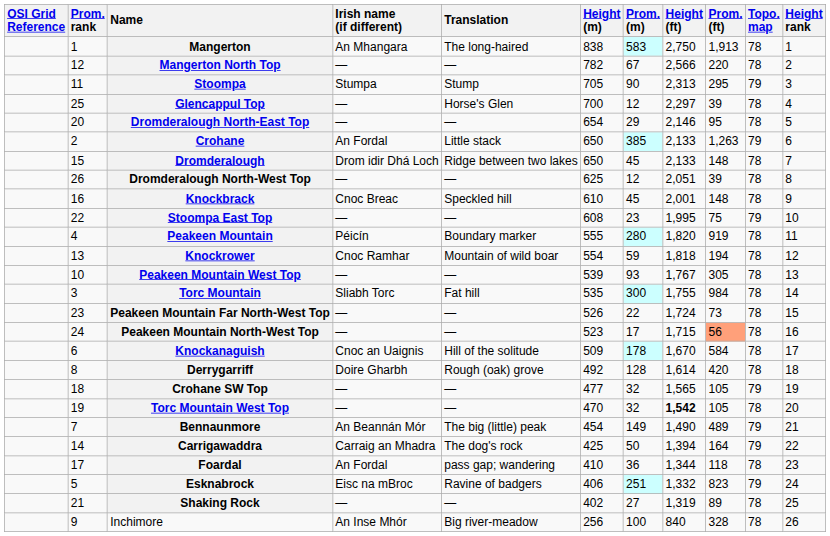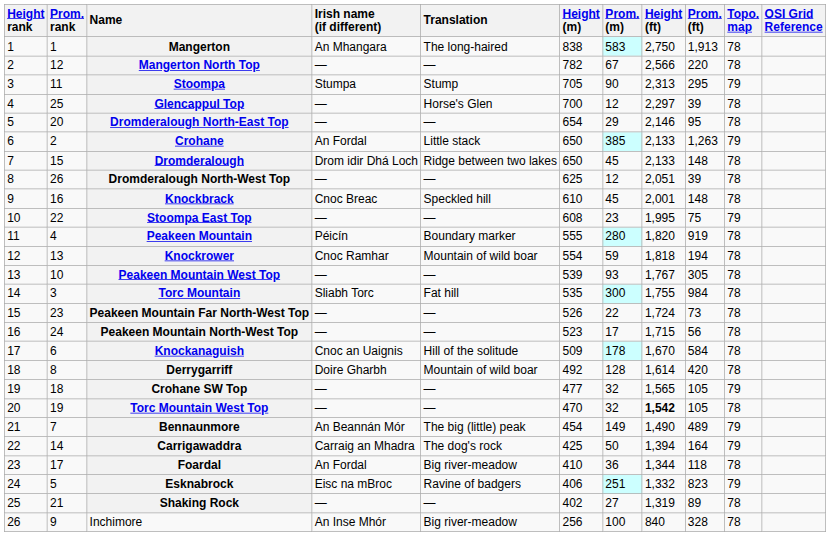columns swapped: (804, 20) <-> (36, 20)
(715, 332) lightsalmon background -> (694, 332) no background
(494, 370) Rough (oak) grove -> (481, 370) Mountain of wild boar
(500, 465) pass gap; wandering -> (470, 465) Big river-meadow
